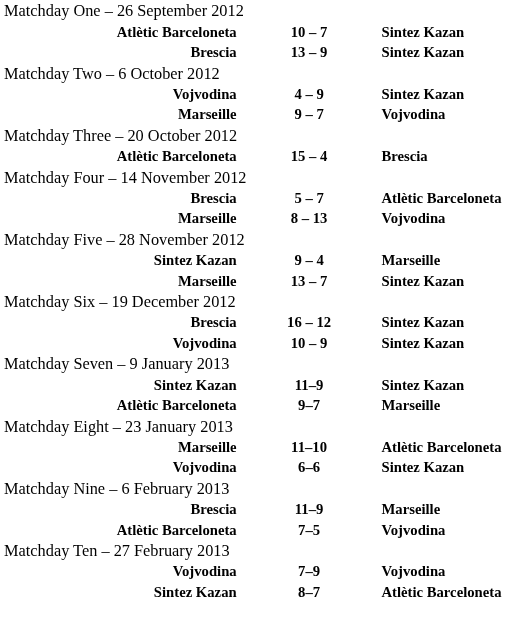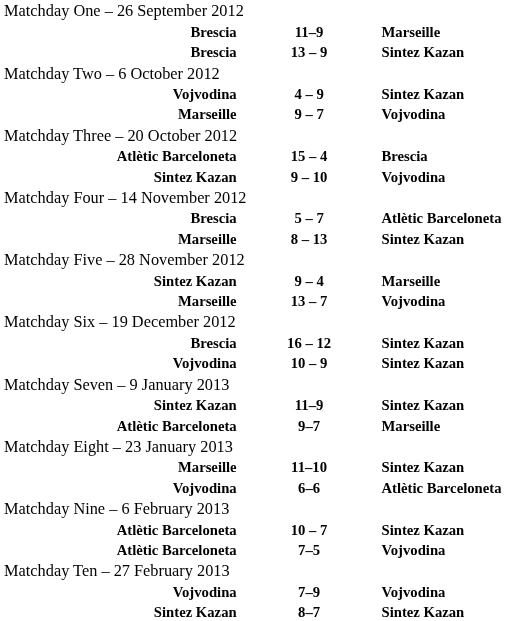rows swapped: (177, 32) <-> (214, 509)
+ row: (195, 177)
(413, 218) Vojvodina -> (423, 239) Sintez Kazan
(423, 281) Sintez Kazan -> (413, 301) Vojvodina
(441, 447) Atlètic Barceloneta -> (423, 467) Sintez Kazan
(423, 467) Sintez Kazan -> (441, 488) Atlètic Barceloneta
(441, 592) Atlètic Barceloneta -> (423, 612) Sintez Kazan
